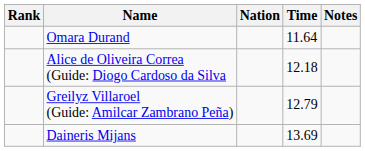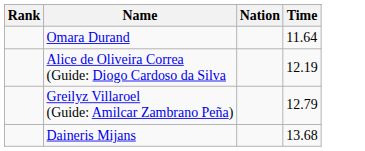- column: (341, 15)
(302, 67) 12.18 -> (302, 67) 12.19
(302, 135) 13.69 -> (302, 135) 13.68
